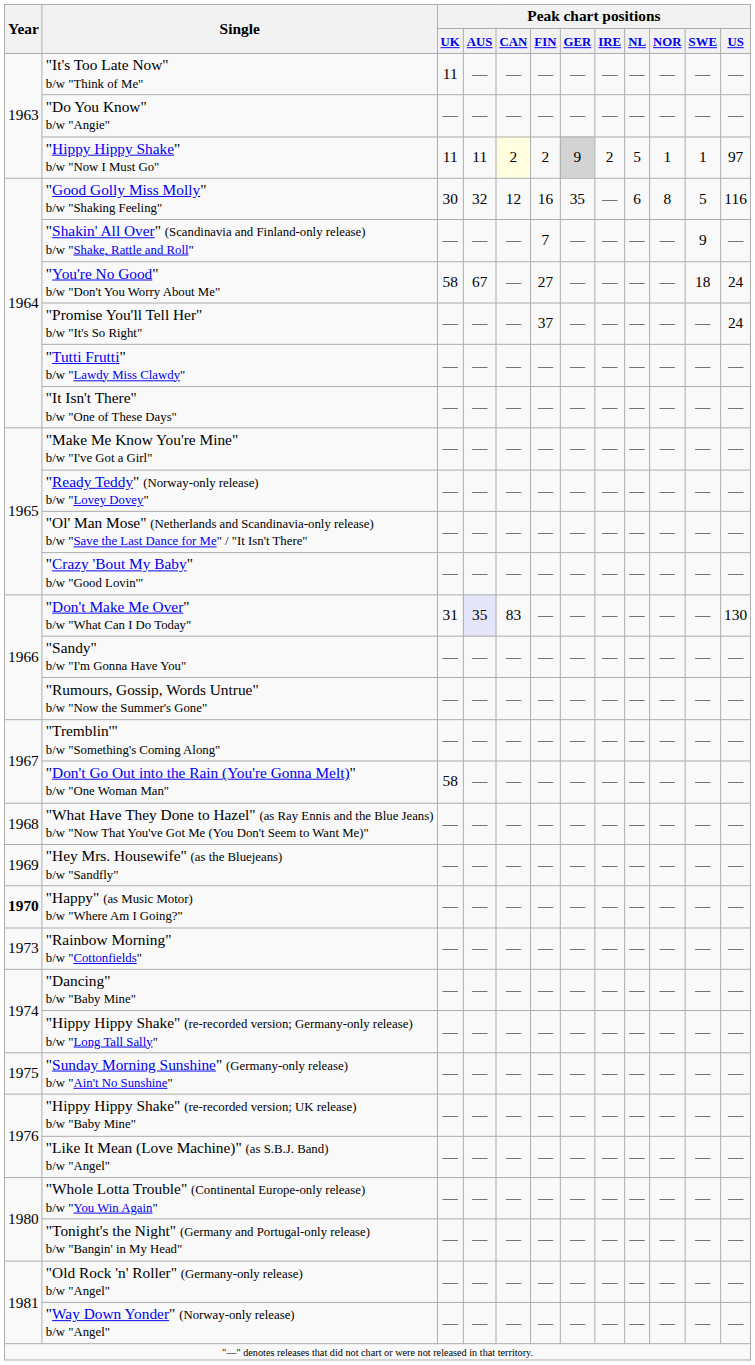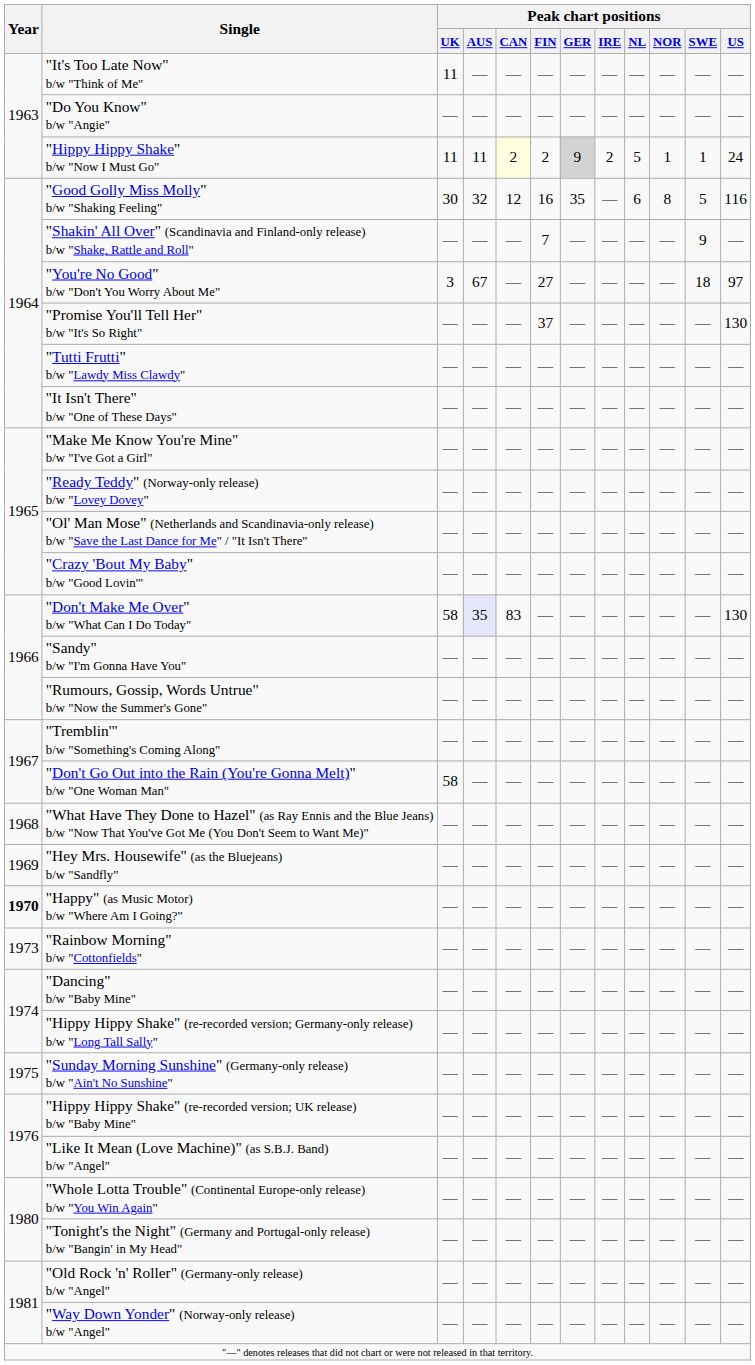(736, 157) 97 -> (736, 157) 24
(450, 282) 58 -> (450, 282) 3
(736, 282) 24 -> (736, 282) 97
(736, 323) 24 -> (736, 323) 130
(450, 615) 31 -> (450, 615) 58
